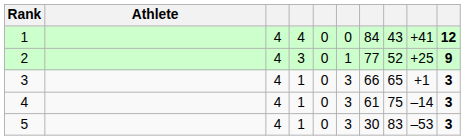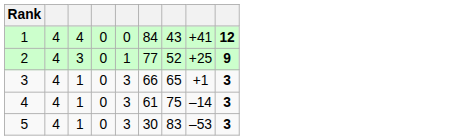- column: (155, 15)
